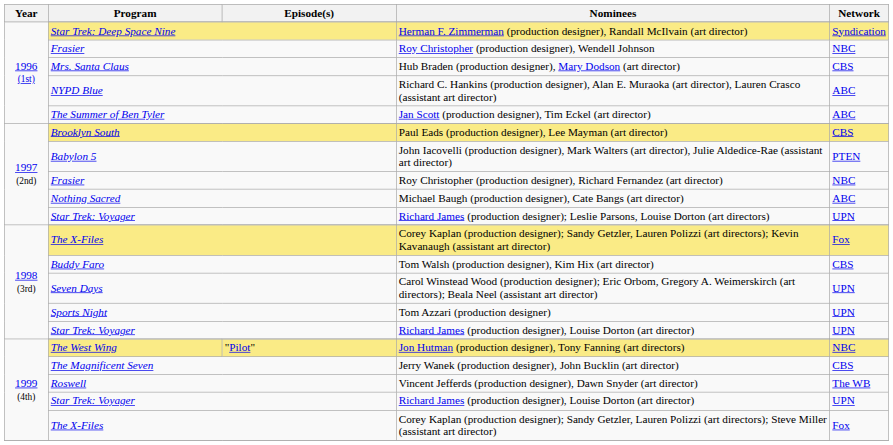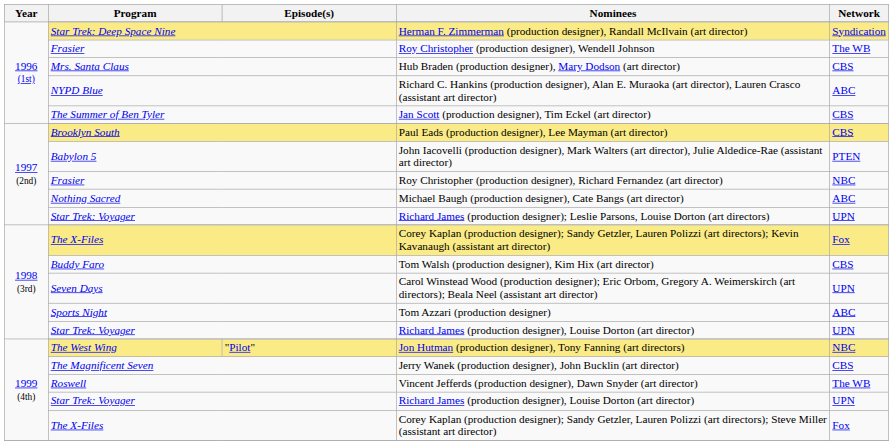(844, 48) NBC -> (851, 48) The WB
(844, 114) ABC -> (843, 114) CBS
(844, 312) UPN -> (844, 312) ABC
